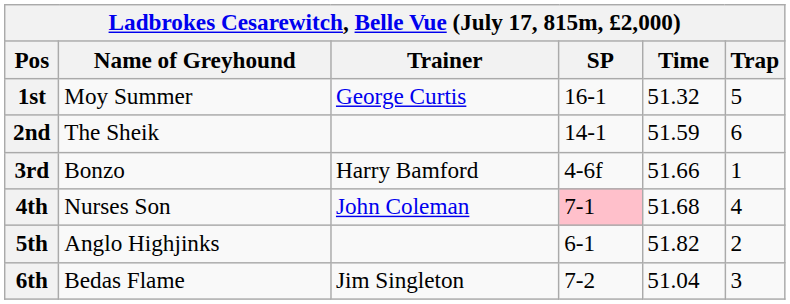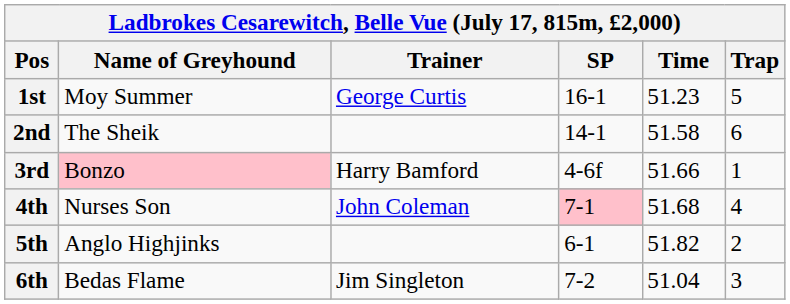(673, 96) 51.32 -> (673, 96) 51.23
(673, 133) 51.59 -> (673, 133) 51.58
(95, 170) no background -> (95, 170) pink background
